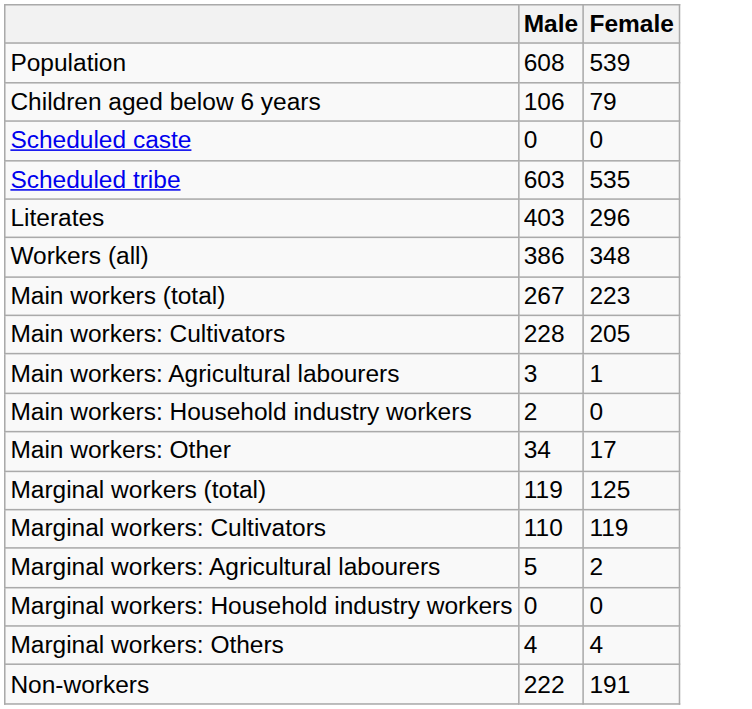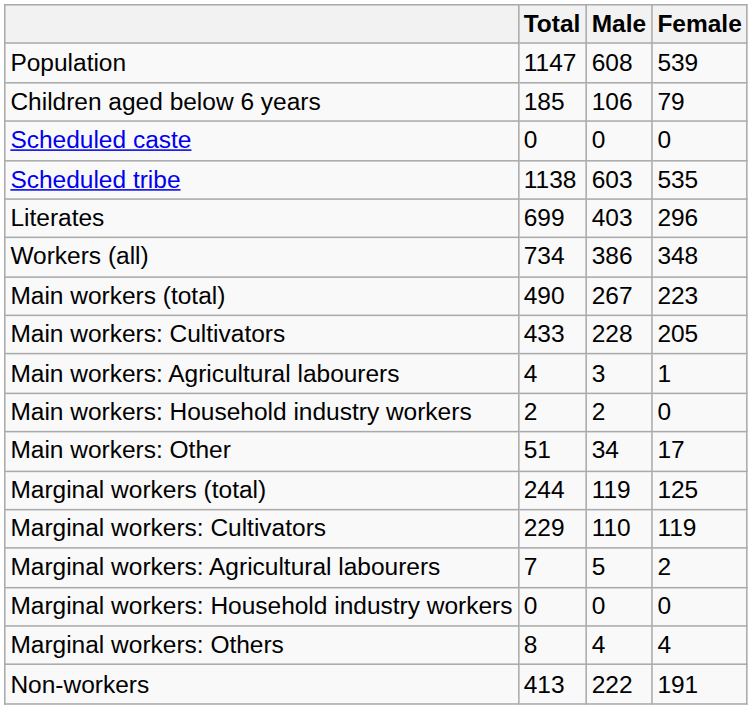+ column: (552, 23)
